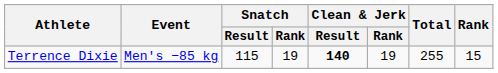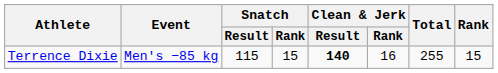(290, 57) 19 -> (290, 57) 15
(388, 57) 19 -> (388, 57) 16
